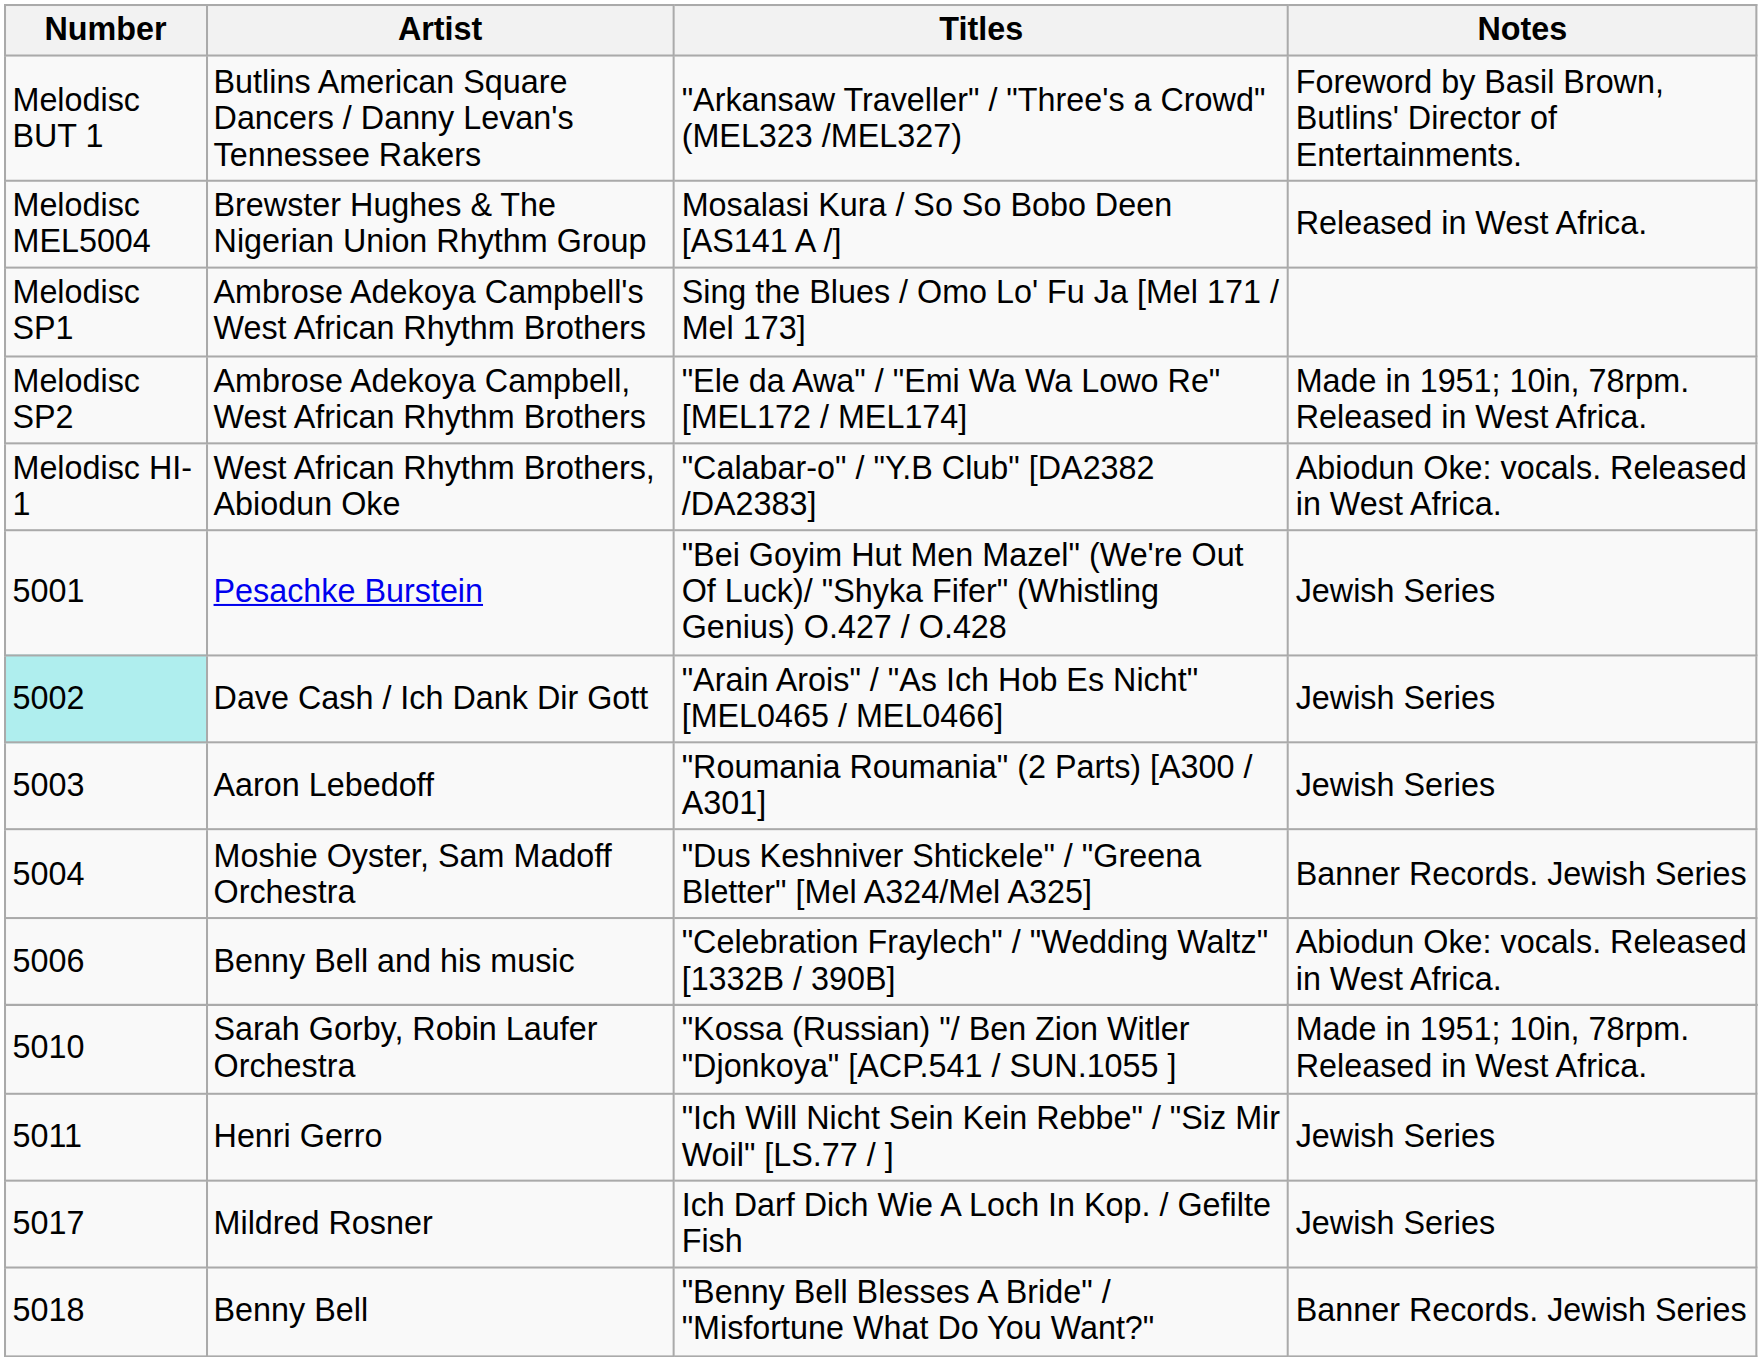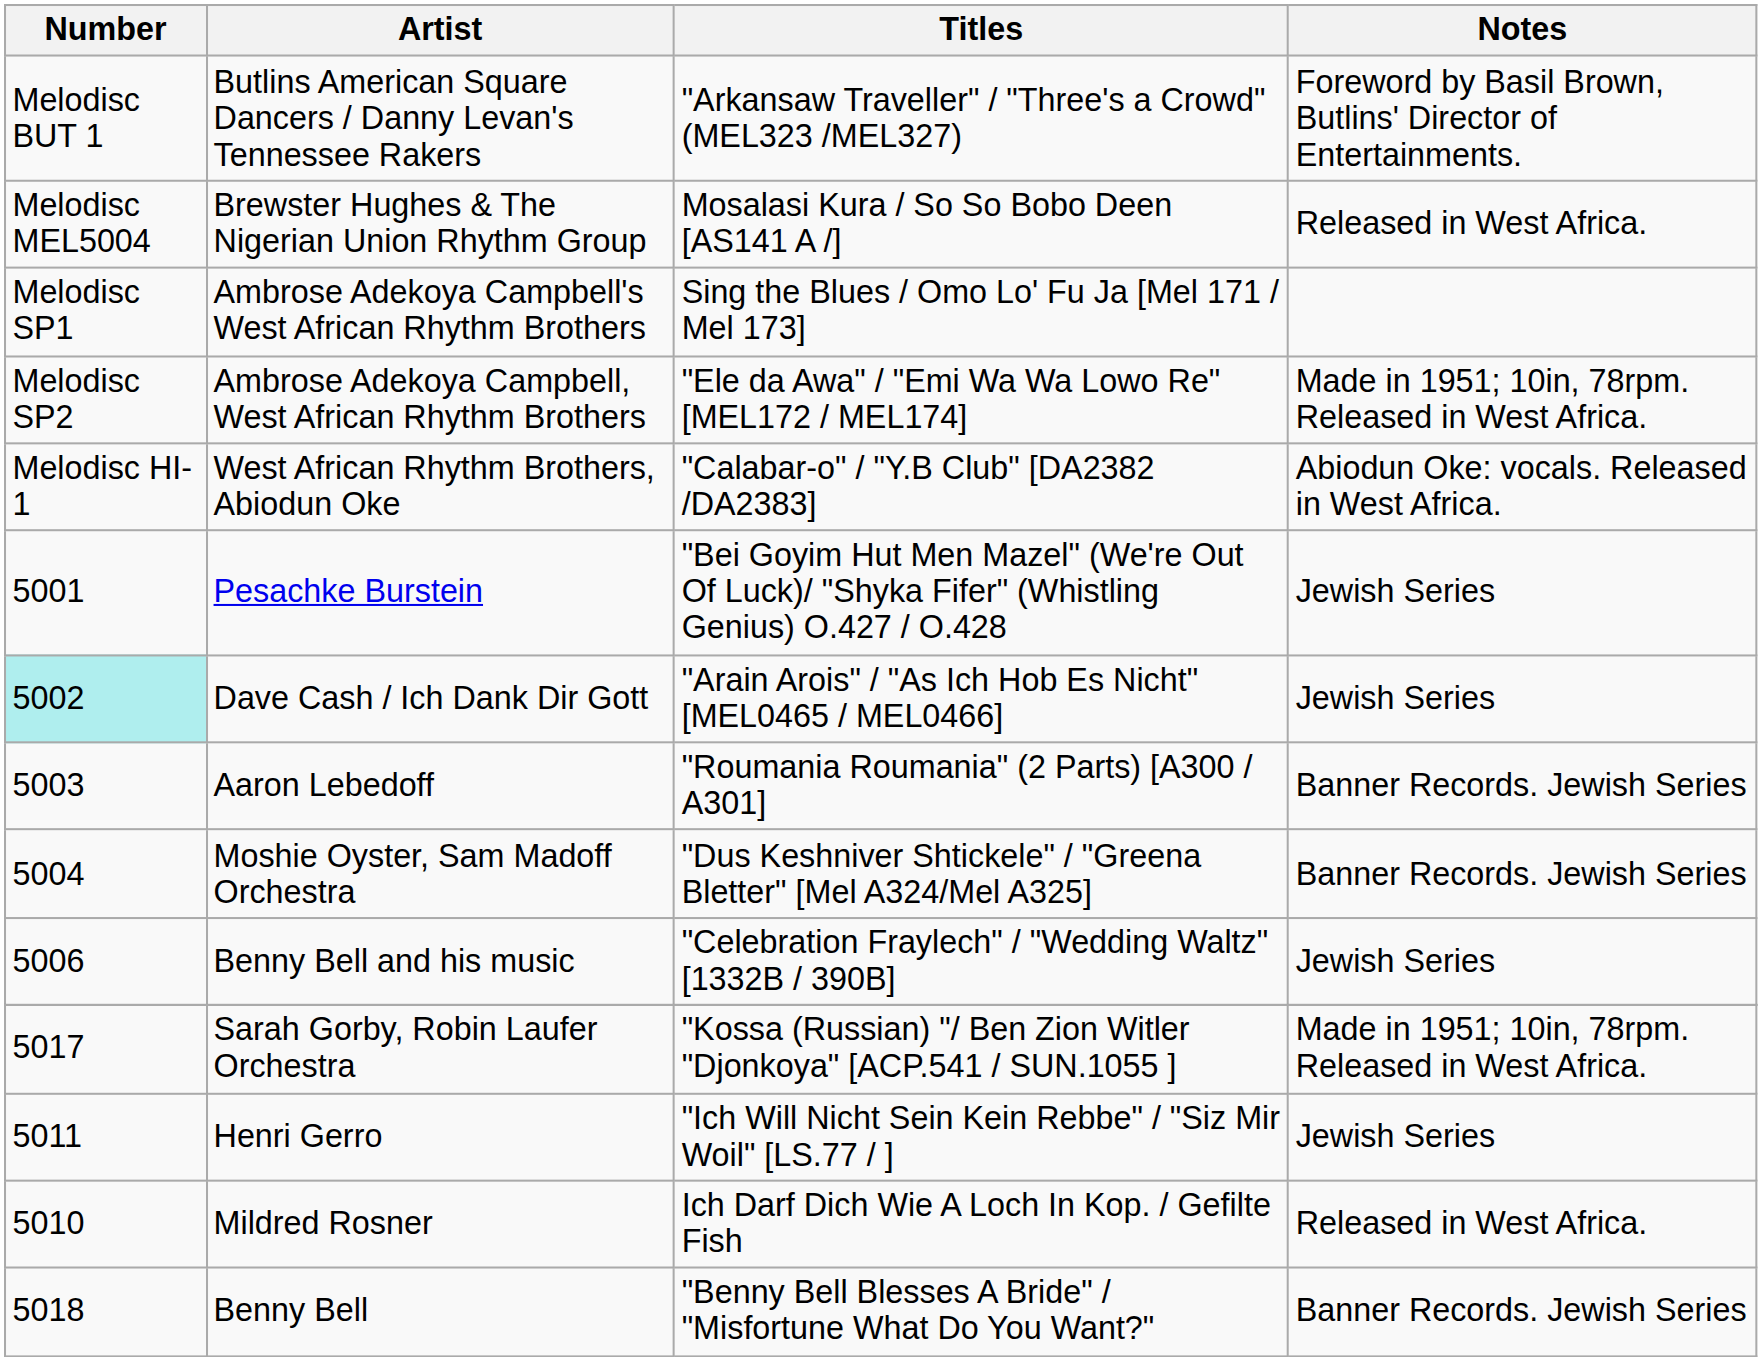(1395, 785) Jewish Series -> (1521, 785) Banner Records. Jewish Series
(1521, 960) Abiodun Oke: vocals. Released in West Africa. -> (1395, 960) Jewish Series
(48, 1048) 5010 -> (48, 1048) 5017
(48, 1223) 5017 -> (48, 1223) 5010
(1395, 1223) Jewish Series -> (1471, 1223) Released in West Africa.
